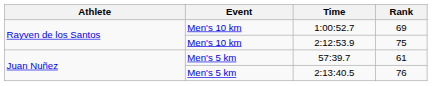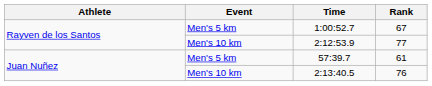(214, 28) Men's 10 km -> (212, 28) Men's 5 km
(401, 28) 69 -> (401, 28) 67
(401, 43) 75 -> (401, 43) 77
(212, 73) Men's 5 km -> (214, 73) Men's 10 km
